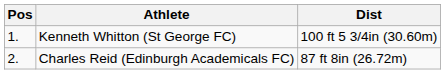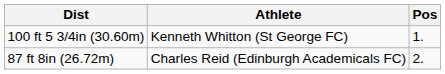columns swapped: (20, 15) <-> (369, 15)
